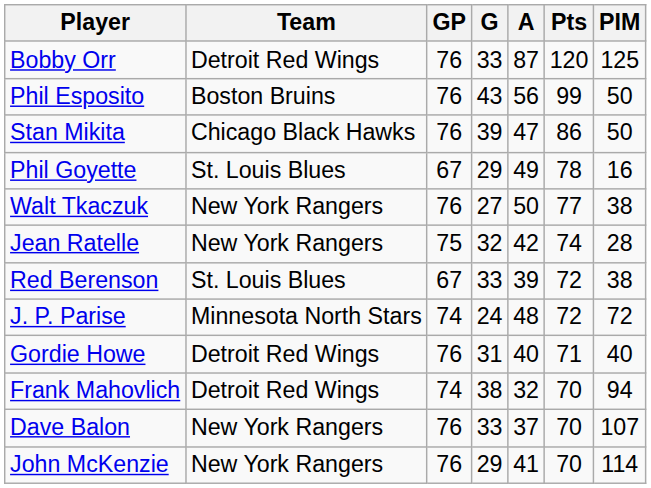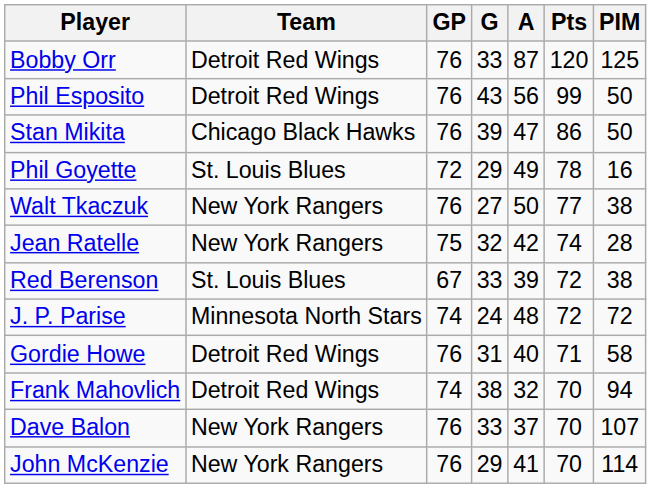(263, 96) Boston Bruins -> (285, 96) Detroit Red Wings
(449, 170) 67 -> (449, 170) 72
(620, 354) 40 -> (620, 354) 58
